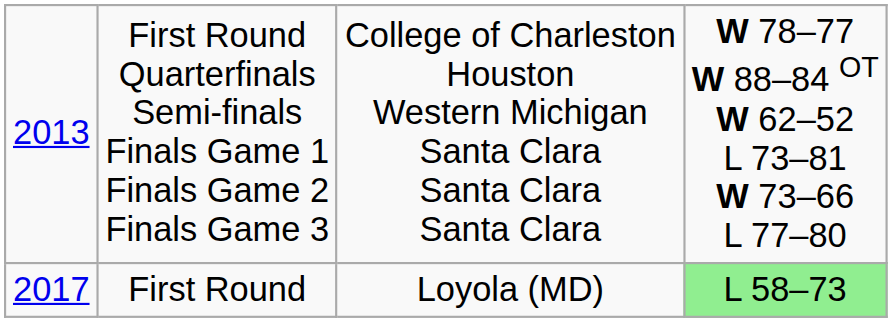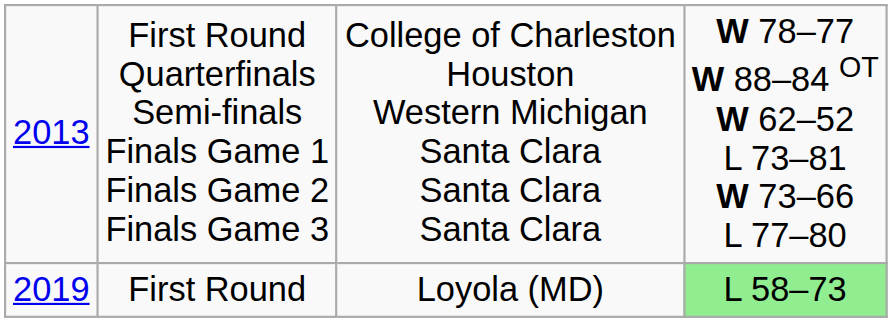(51, 289) 2017 -> (51, 289) 2019
